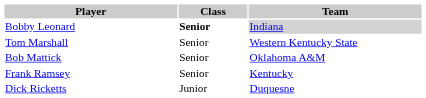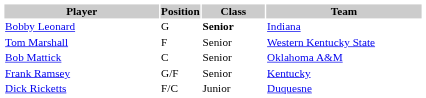+ column: (180, 11)
(266, 26) lightgrey background -> (284, 26) no background
